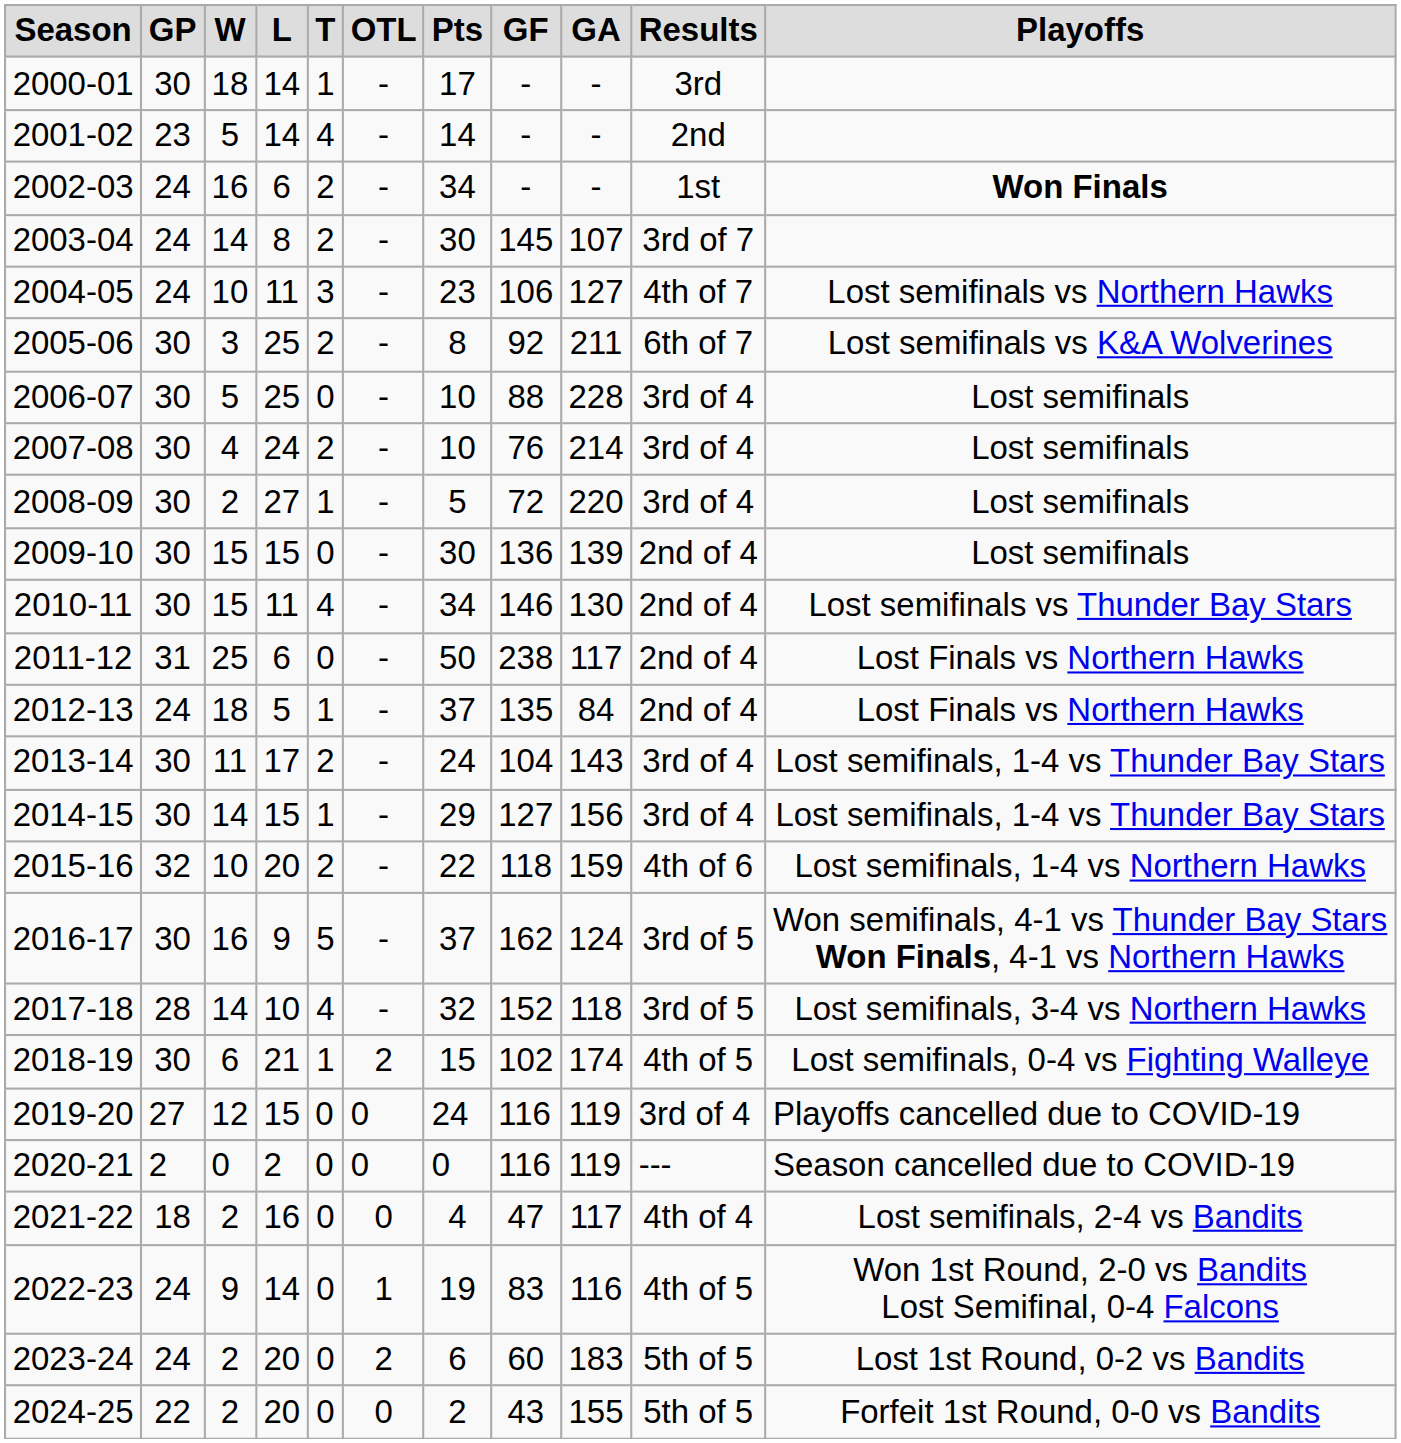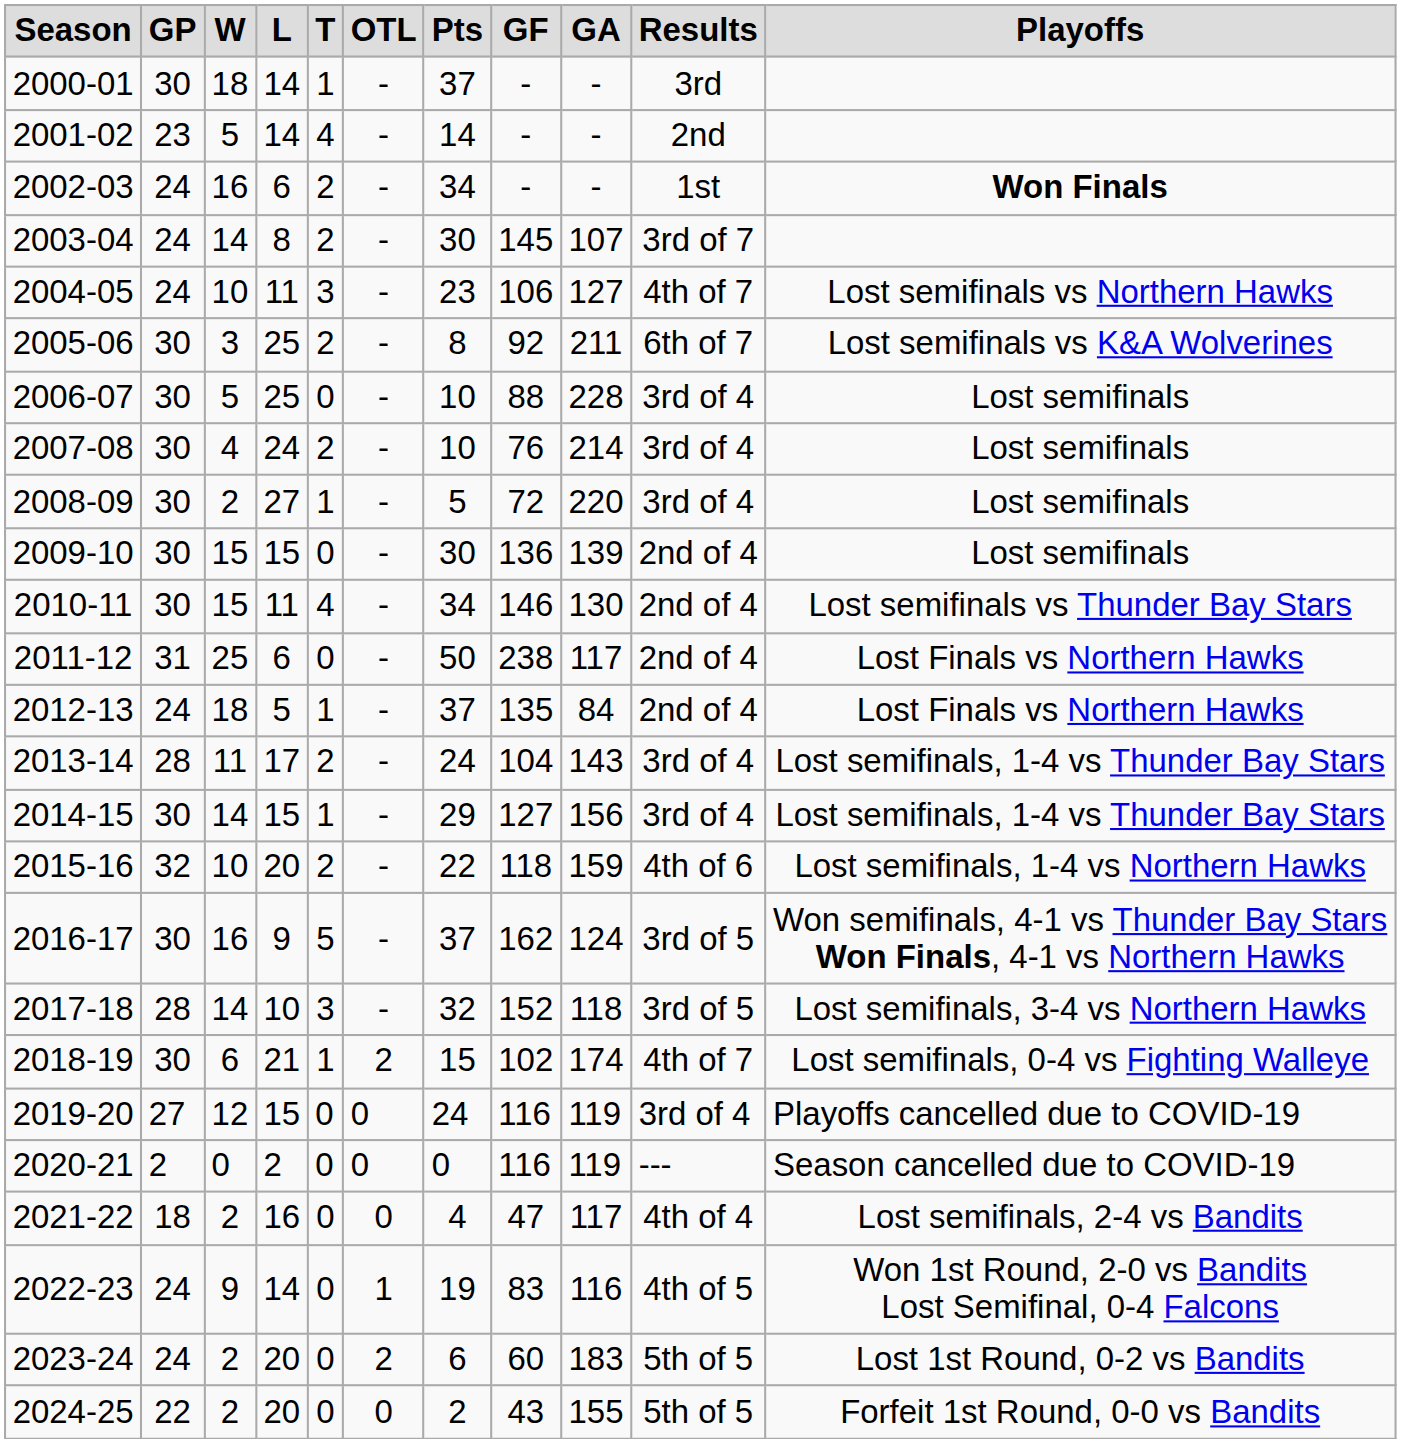(457, 82) 17 -> (457, 82) 37
(173, 762) 30 -> (173, 762) 28
(325, 1008) 4 -> (325, 1008) 3
(698, 1060) 4th of 5 -> (698, 1060) 4th of 7
